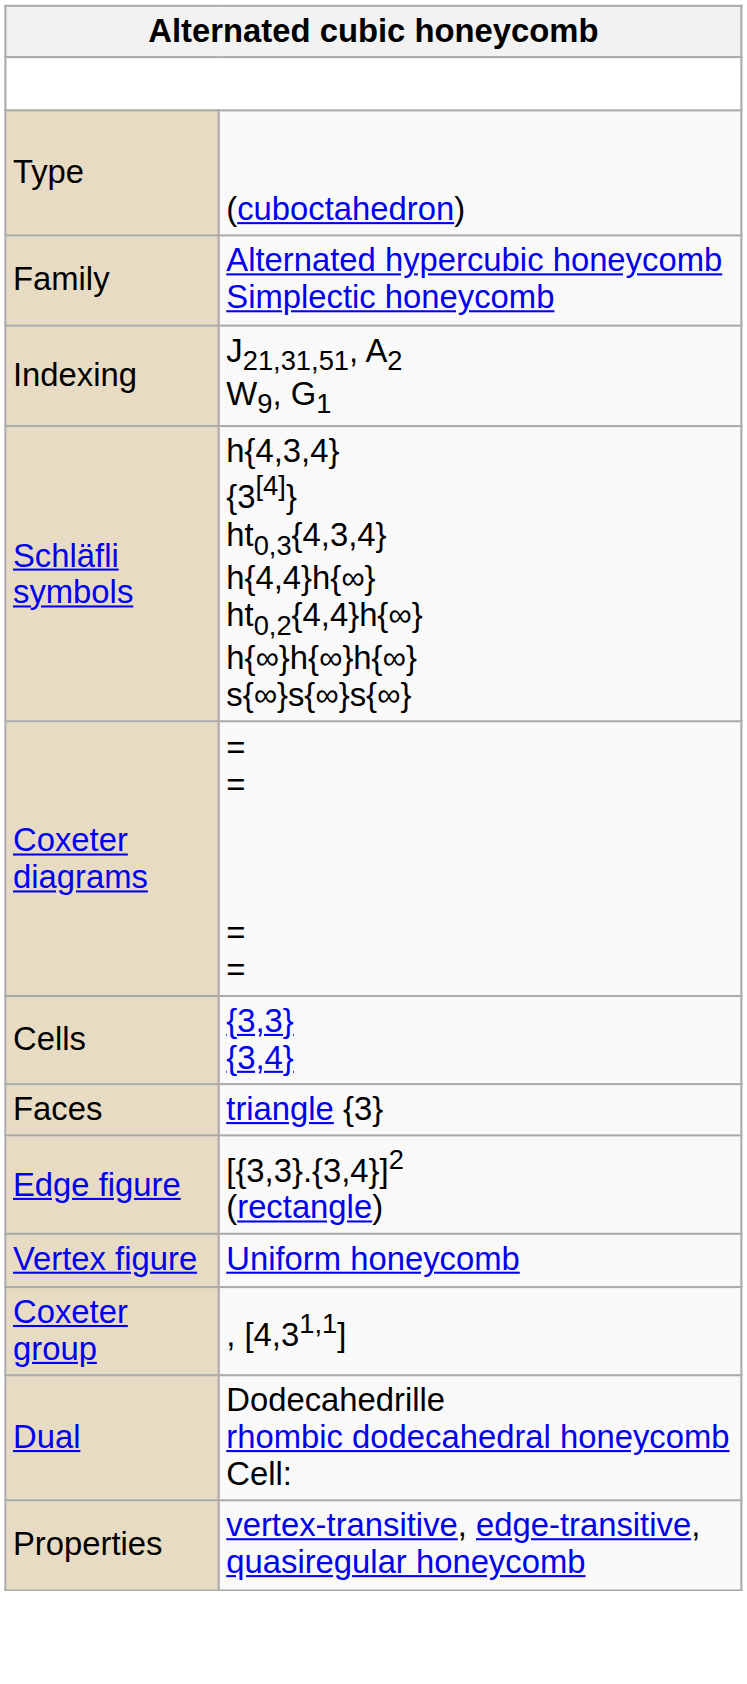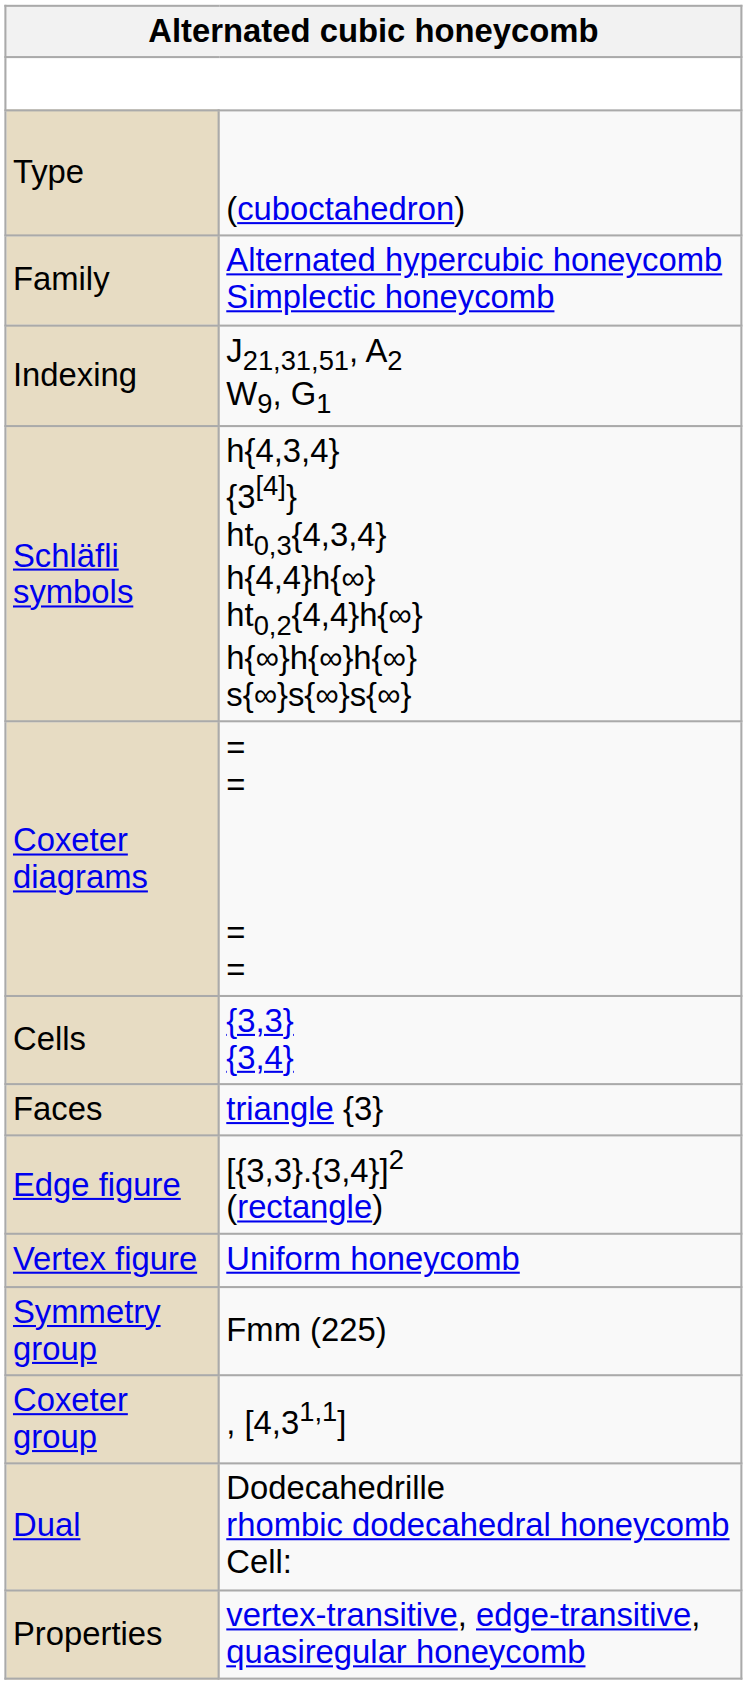+ row: (87, 1330)
